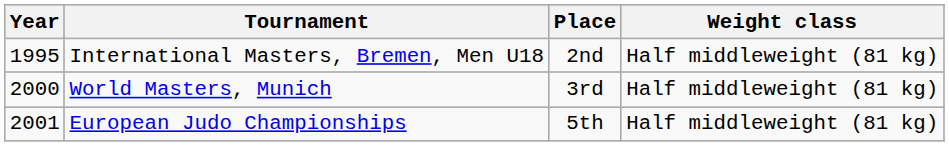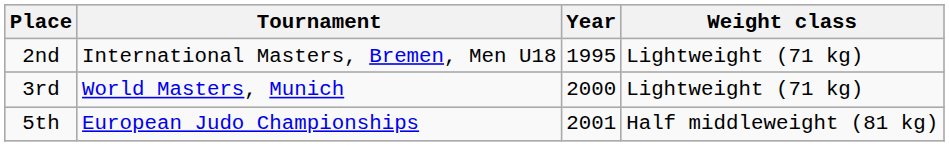columns swapped: (35, 22) <-> (585, 22)
(782, 56) Half middleweight (81 kg) -> (745, 56) Lightweight (71 kg)
(782, 90) Half middleweight (81 kg) -> (745, 90) Lightweight (71 kg)
